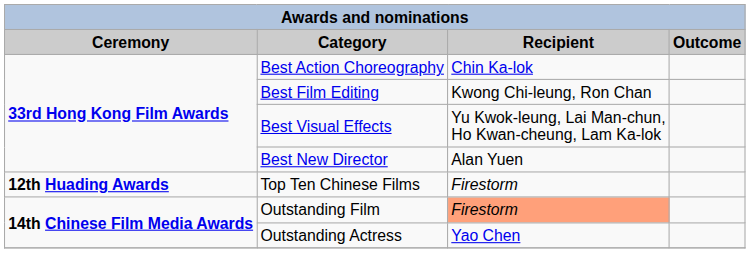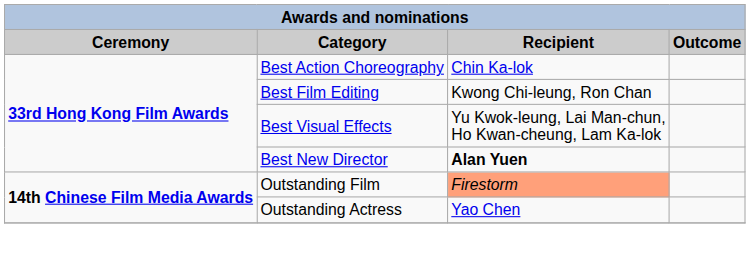(487, 160) normal -> (489, 160) bold
- row: (340, 185)
